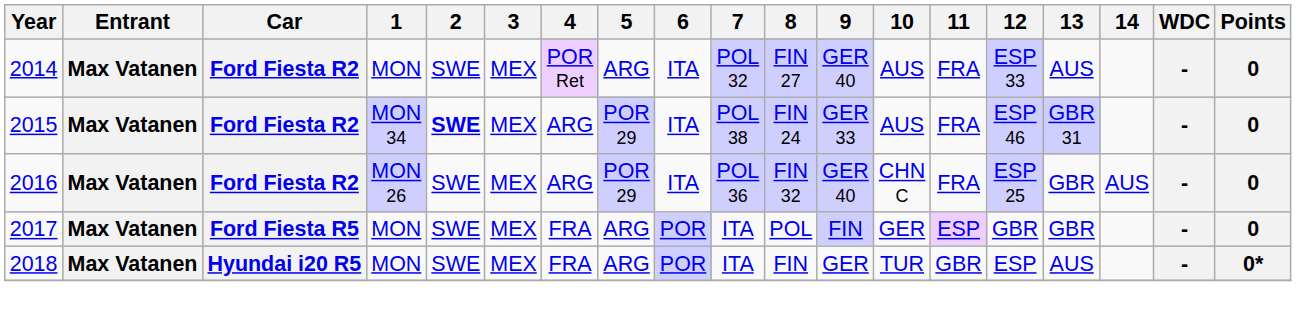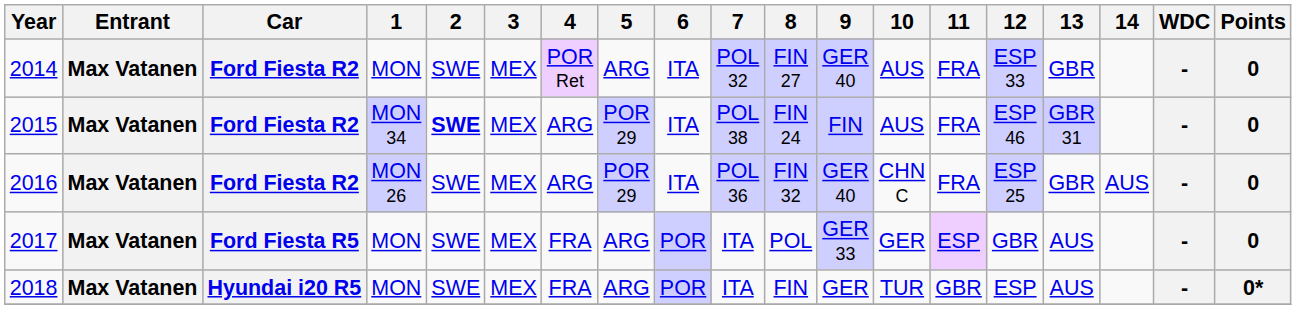(1072, 68) AUS -> (1072, 68) GBR
(846, 126) GER 33 -> (846, 126) FIN
(846, 229) FIN -> (846, 241) GER 33
(1072, 229) GBR -> (1072, 241) AUS
